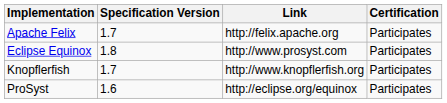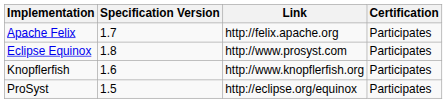(108, 70) 1.7 -> (108, 70) 1.6
(108, 88) 1.6 -> (108, 88) 1.5
